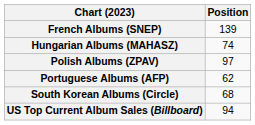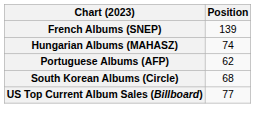- row: (105, 62)
(228, 111) 94 -> (228, 95) 77
